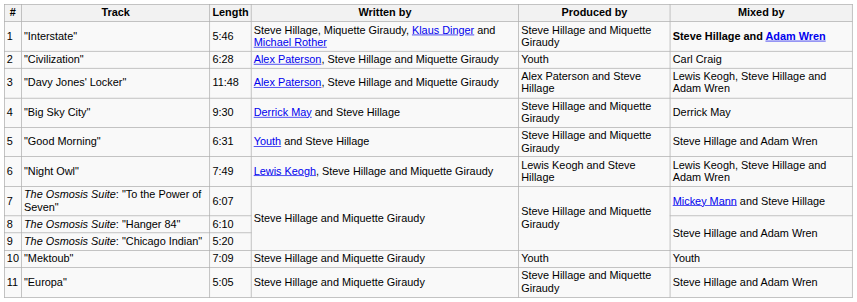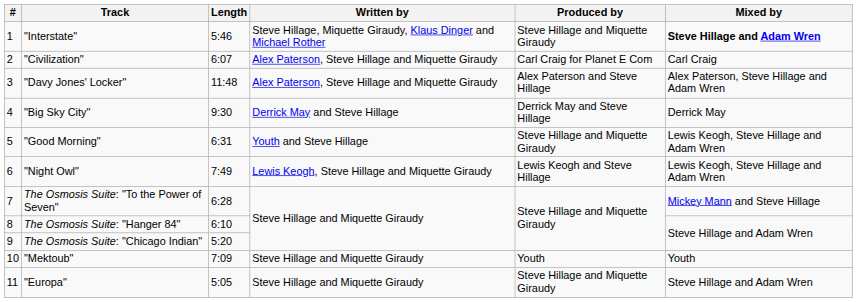(223, 59) 6:28 -> (222, 59) 6:07
(535, 59) Youth -> (585, 59) Carl Craig for Planet E Com
(750, 83) Lewis Keogh, Steve Hillage and Adam Wren -> (747, 83) Alex Paterson, Steve Hillage and Adam Wren
(586, 112) Steve Hillage and Miquette Giraudy -> (572, 112) Derrick May and Steve Hillage
(745, 142) Steve Hillage and Adam Wren -> (745, 142) Lewis Keogh, Steve Hillage and Adam Wren
(223, 201) 6:07 -> (222, 201) 6:28
